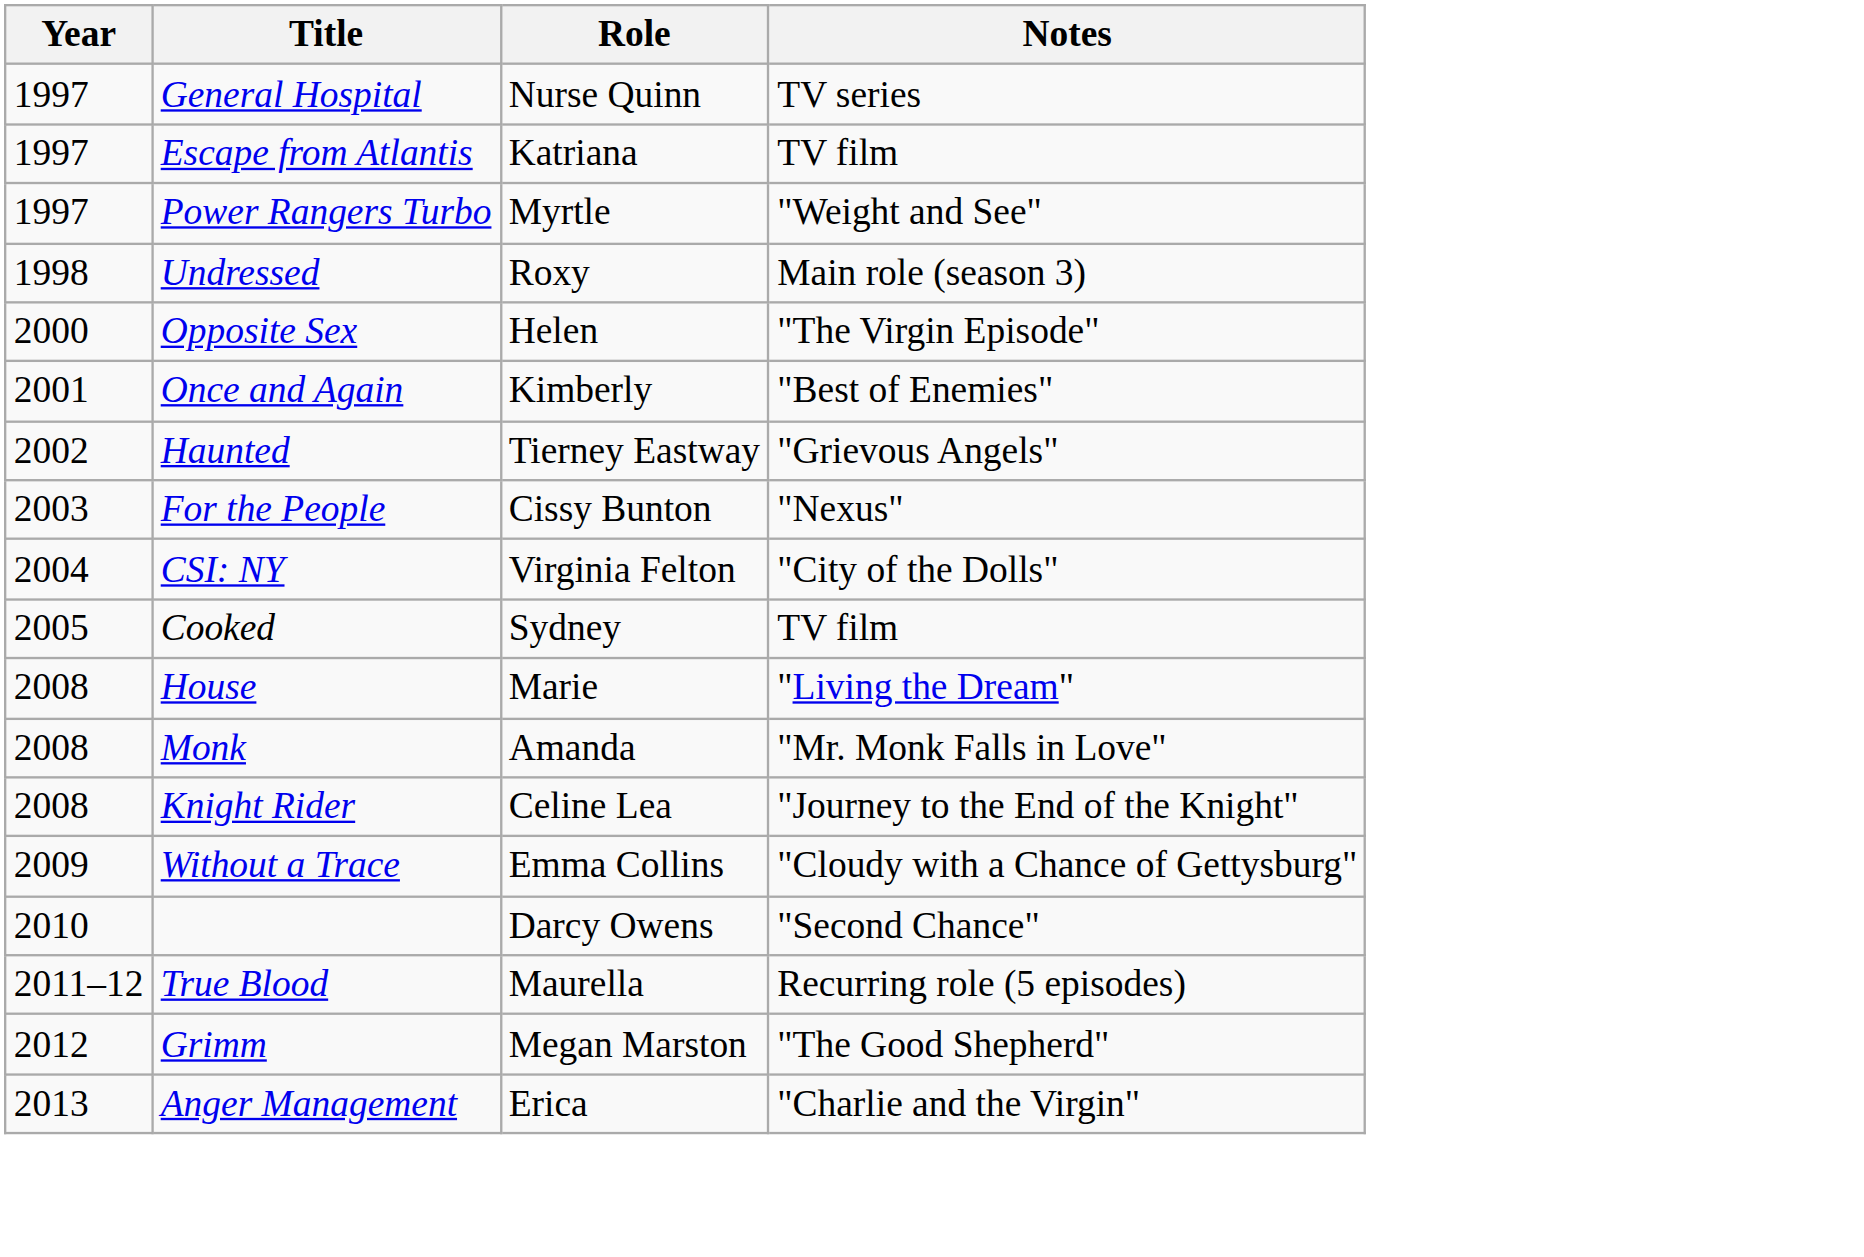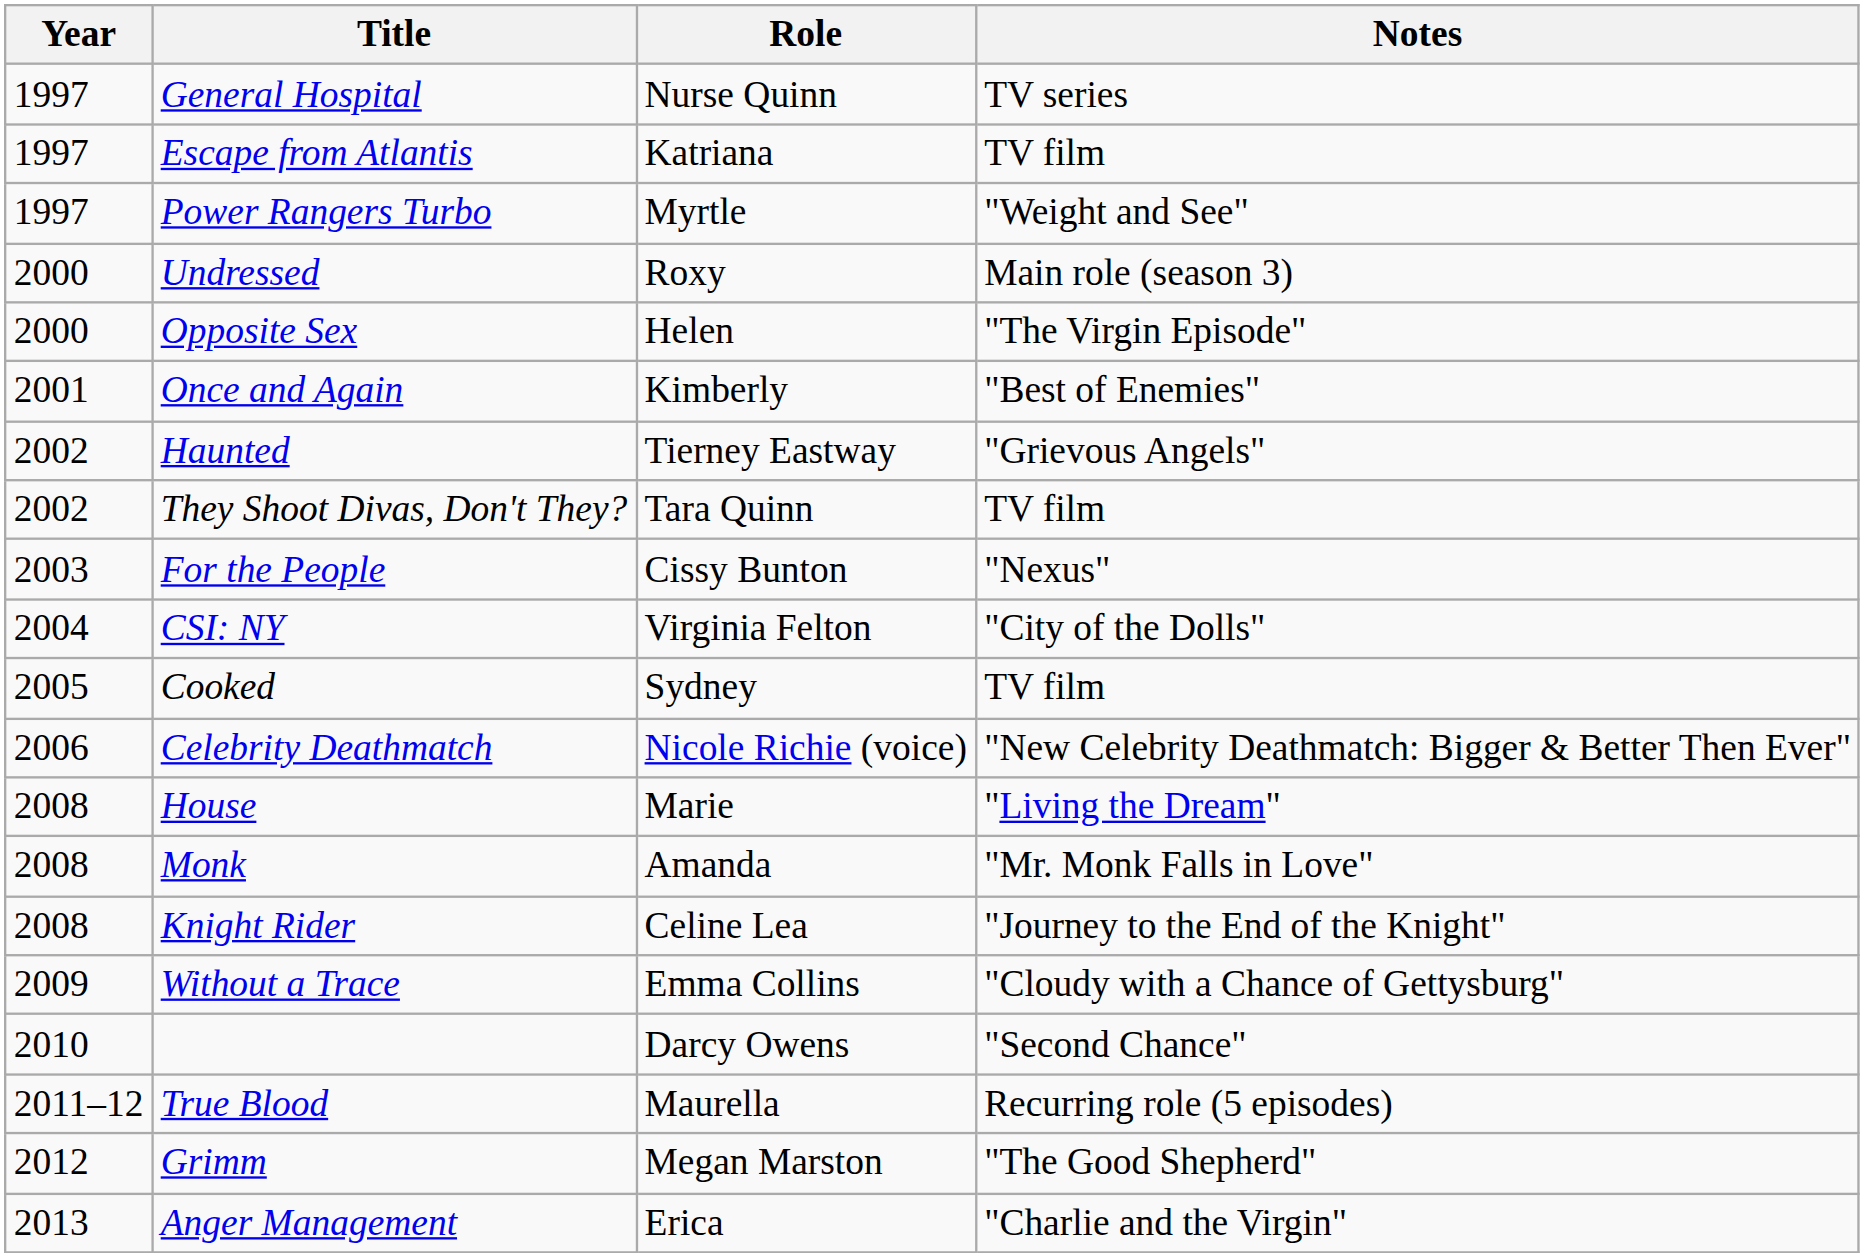(51, 271) 1998 -> (51, 271) 2000
+ row: (394, 509)
+ row: (327, 746)
